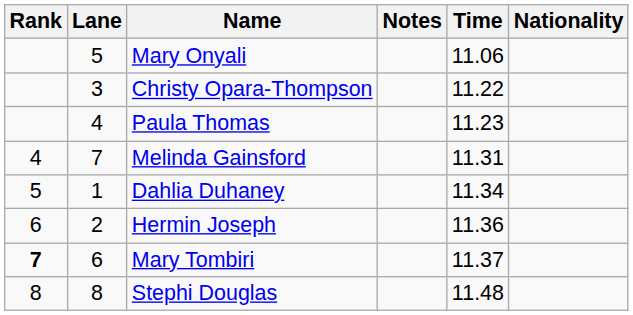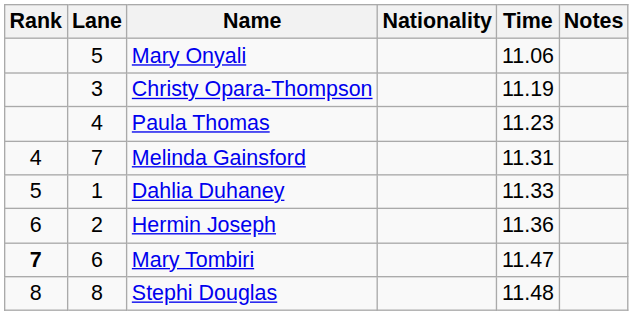columns swapped: (569, 21) <-> (412, 21)
(478, 89) 11.22 -> (528, 89) 11.19
(478, 191) 11.34 -> (528, 191) 11.33
(478, 259) 11.37 -> (528, 259) 11.47
